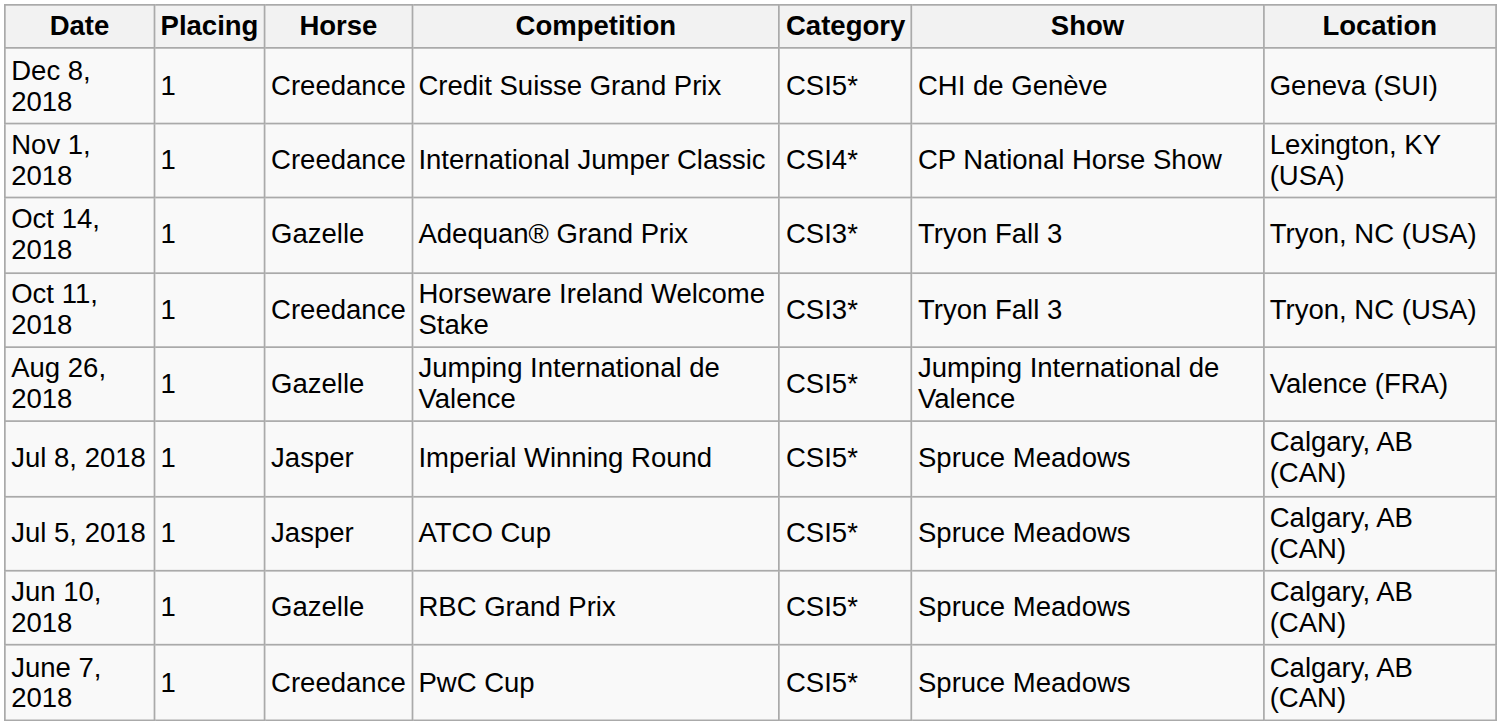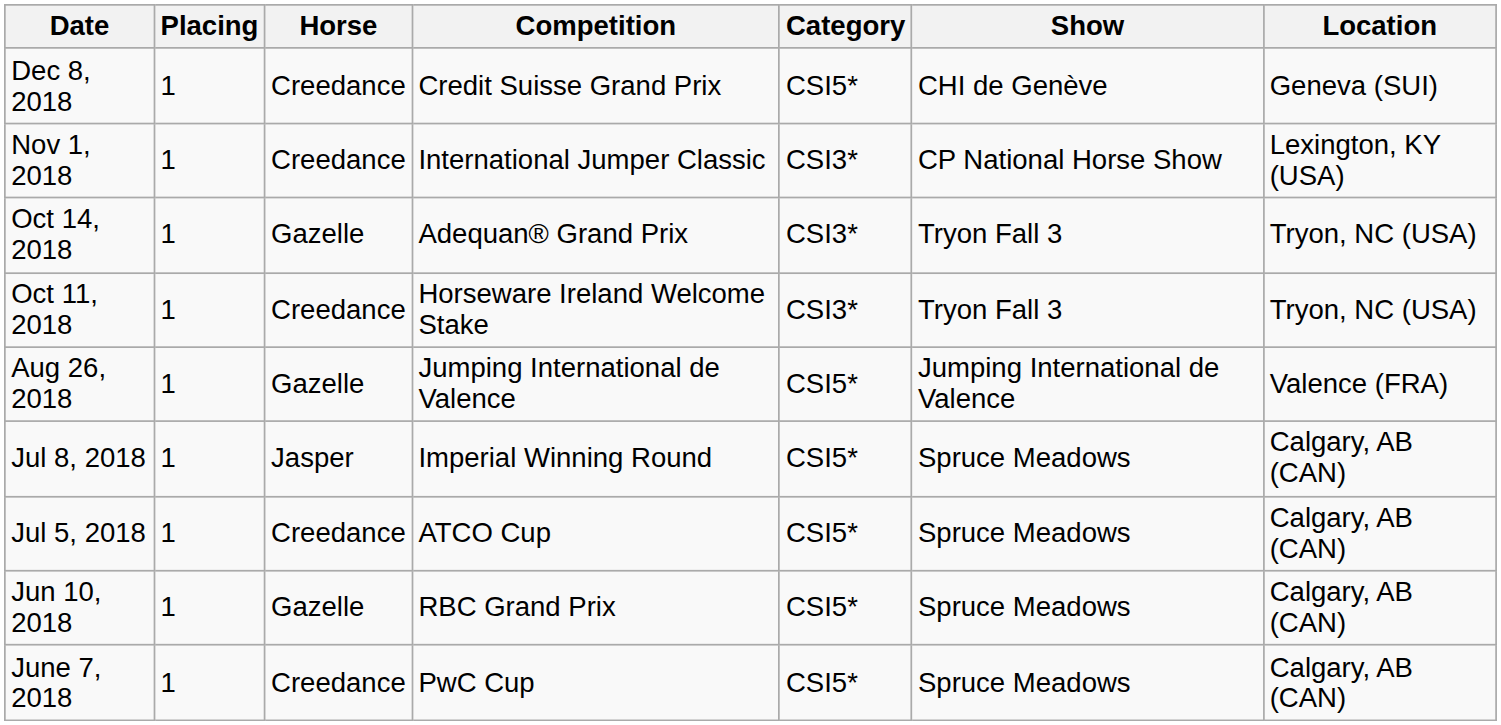(822, 160) CSI4* -> (822, 160) CSI3*
(312, 533) Jasper -> (338, 533) Creedance
